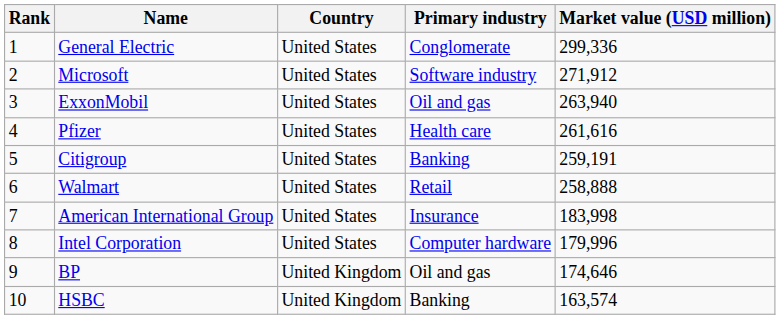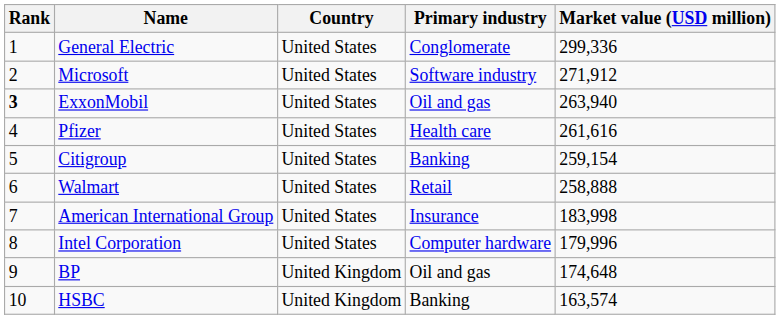(13, 103) normal -> (13, 103) bold
(588, 159) 259,191 -> (588, 159) 259,154
(588, 272) 174,646 -> (588, 272) 174,648
